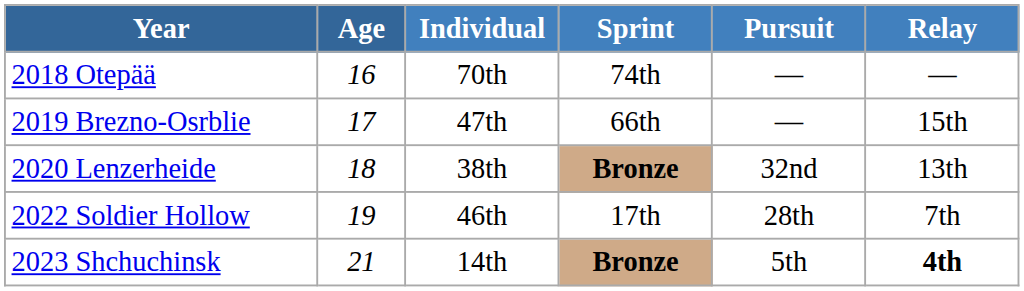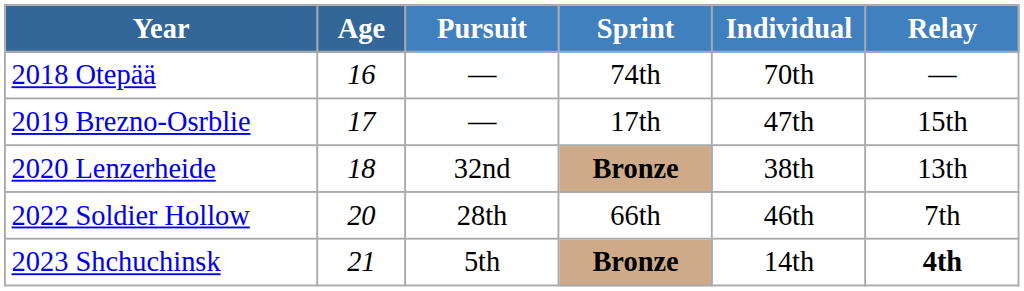columns swapped: (482, 28) <-> (789, 28)
(636, 121) 66th -> (636, 121) 17th
(361, 215) 19 -> (361, 215) 20
(636, 215) 17th -> (636, 215) 66th
